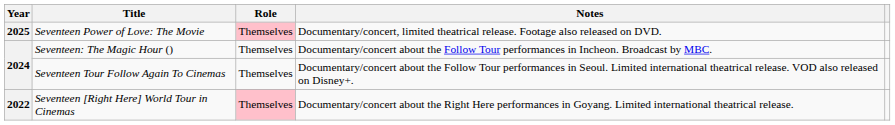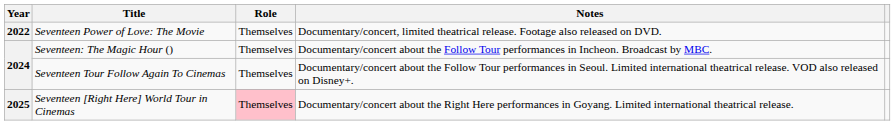(18, 31) 2025 -> (18, 31) 2022
(266, 31) pink background -> (266, 31) no background
(18, 104) 2022 -> (18, 104) 2025
